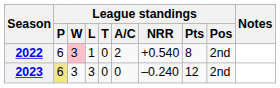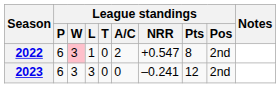(160, 53) +0.540 -> (160, 53) +0.547
(60, 72) khaki background -> (60, 72) no background
(160, 72) –0.240 -> (160, 72) –0.241
